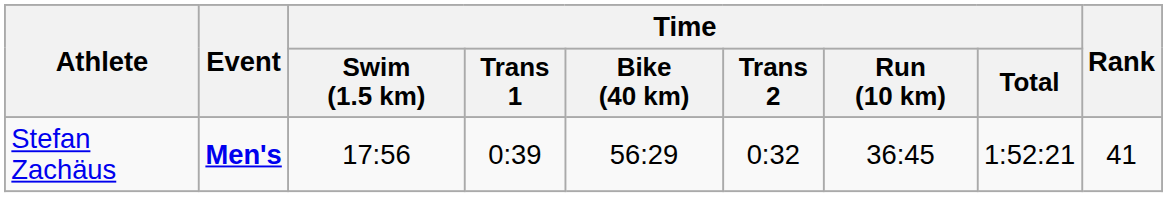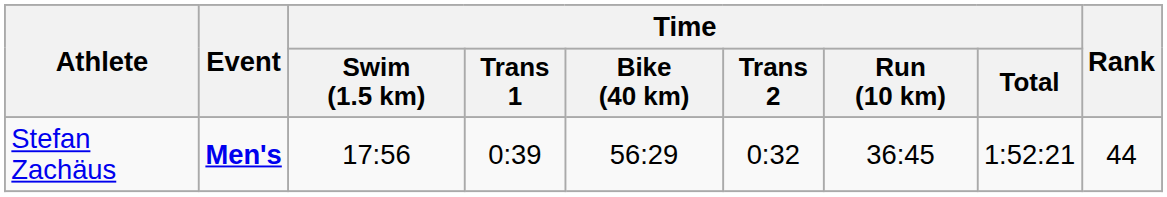(1121, 155) 41 -> (1121, 155) 44
